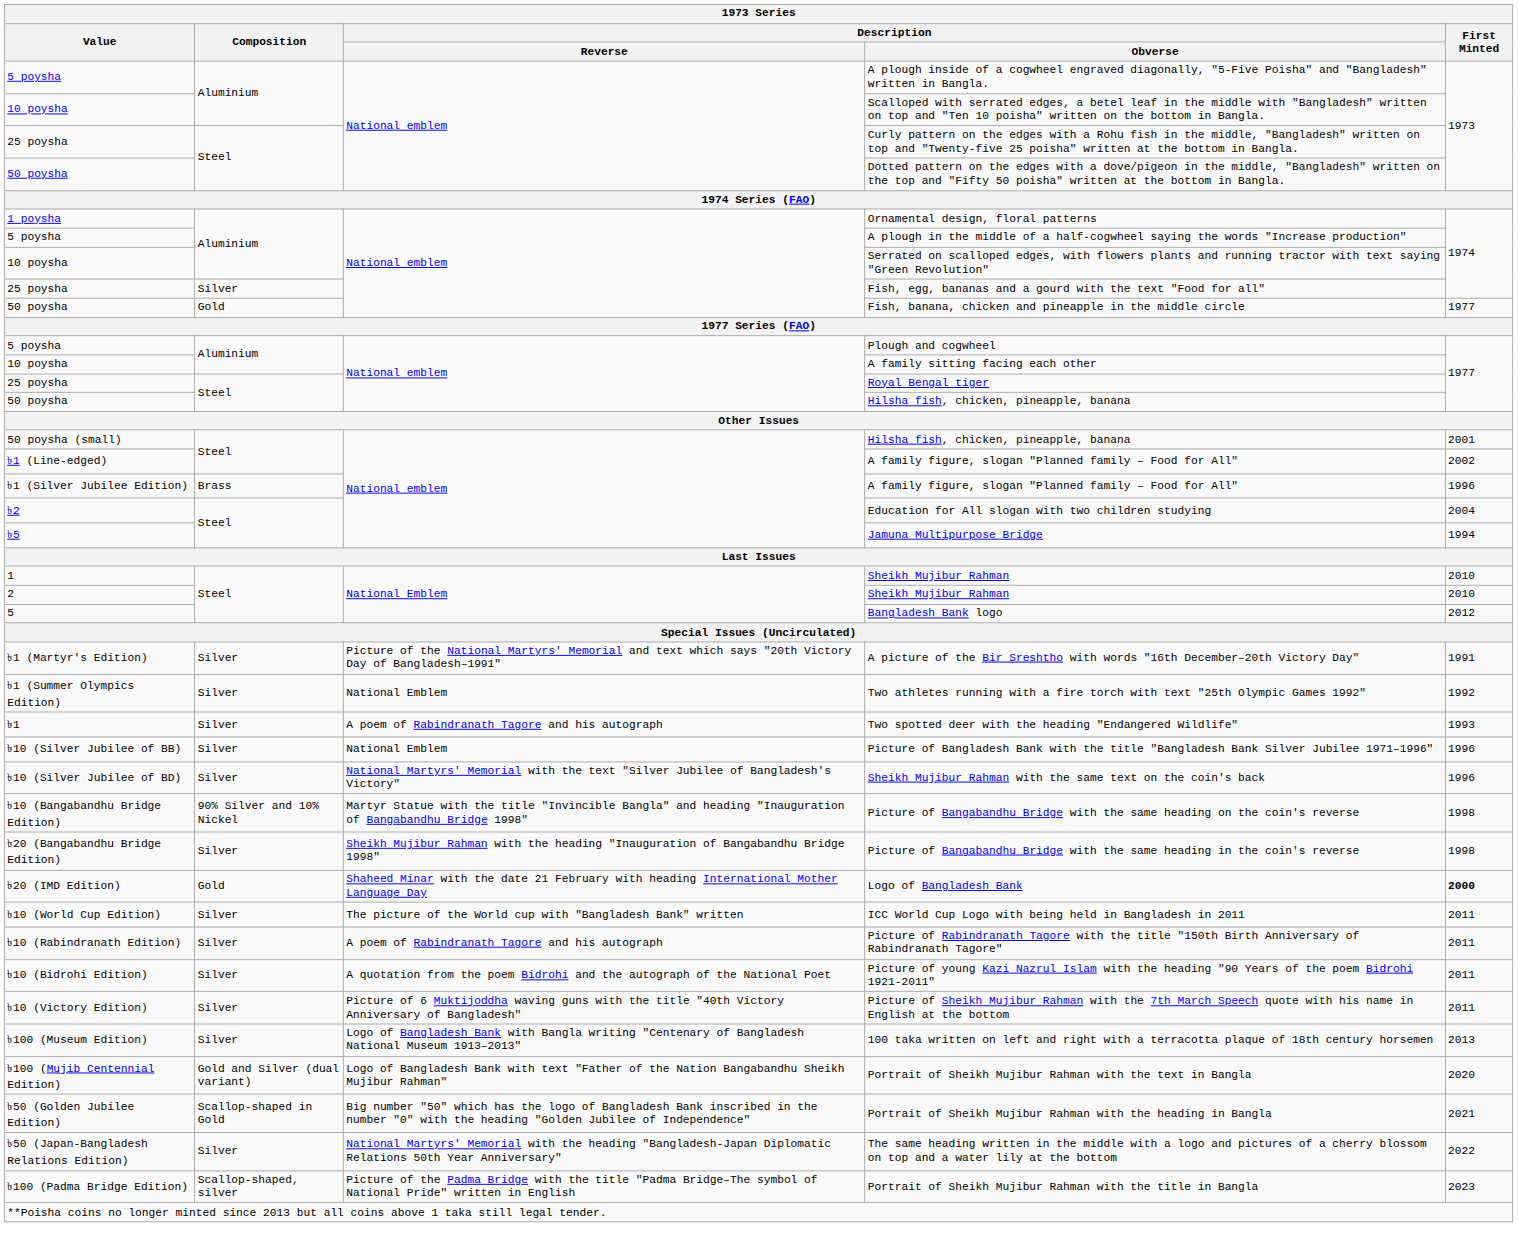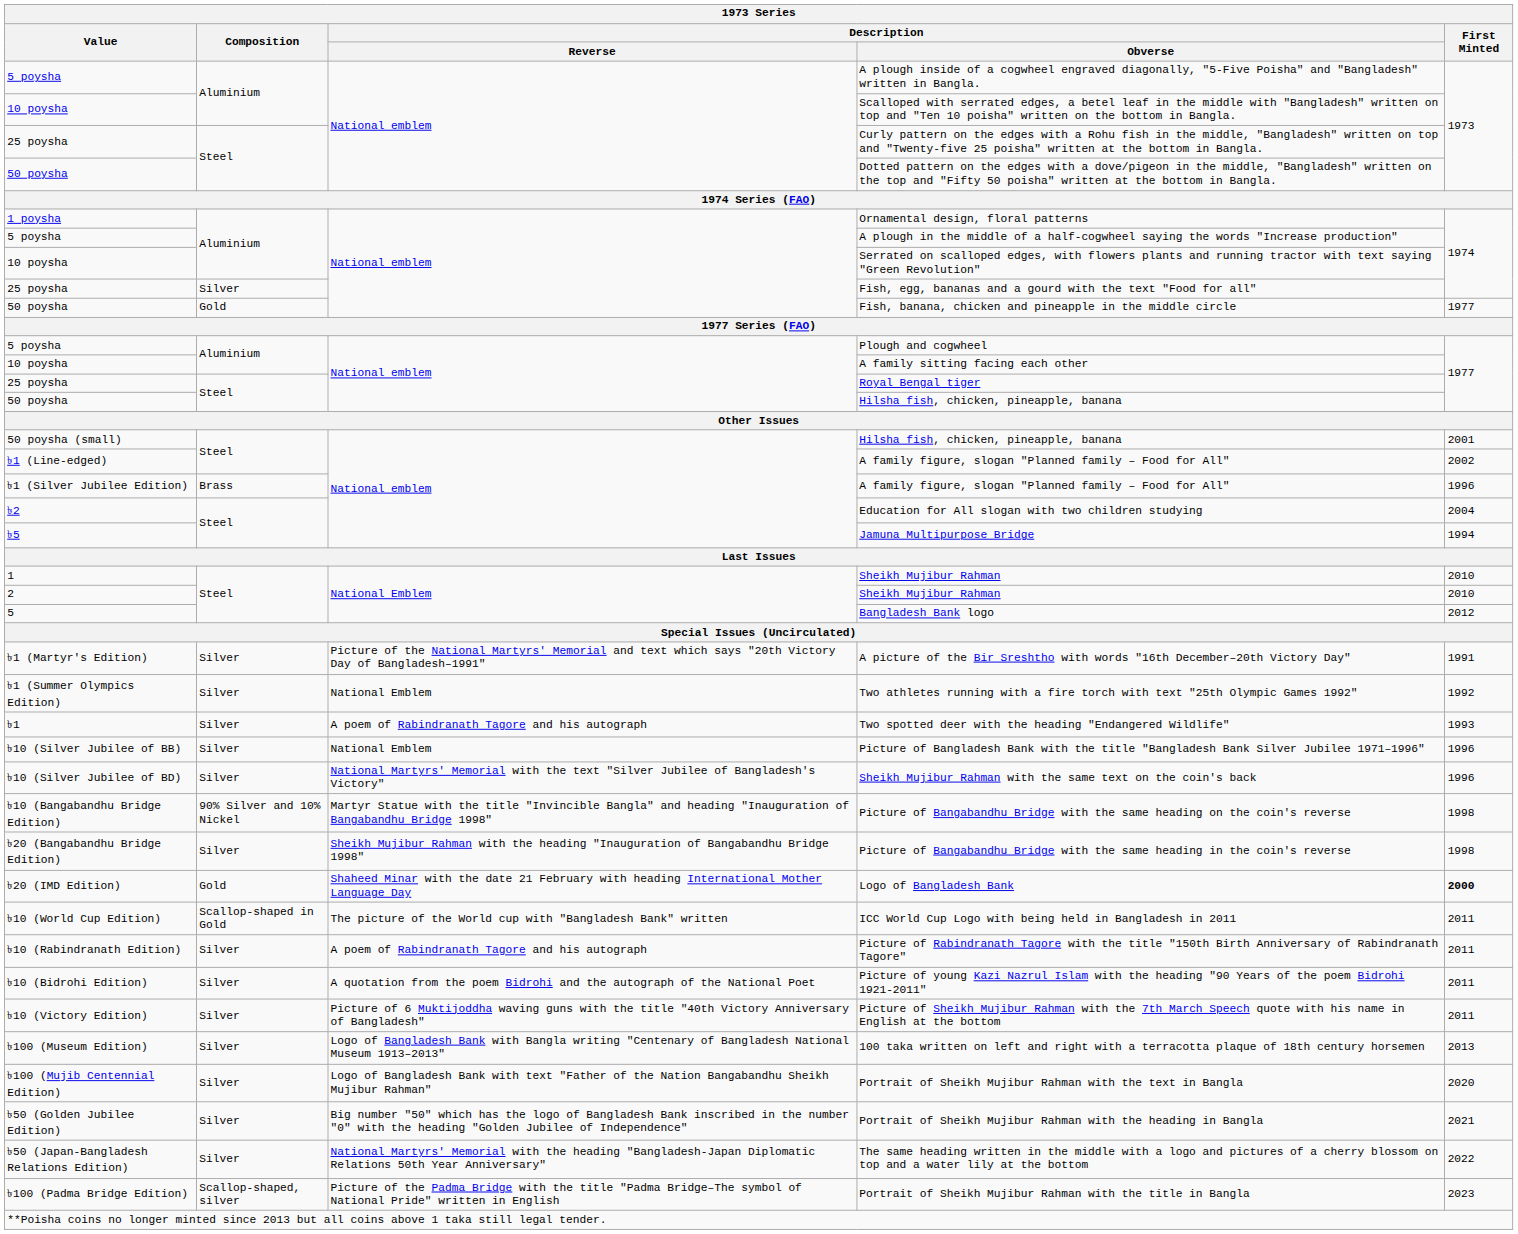(218, 914) Silver -> (257, 918) Scallop-shaped in Gold
(268, 1075) Gold and Silver (dual variant) -> (220, 1083) Silver
(255, 1113) Scallop-shaped in Gold -> (220, 1121) Silver
